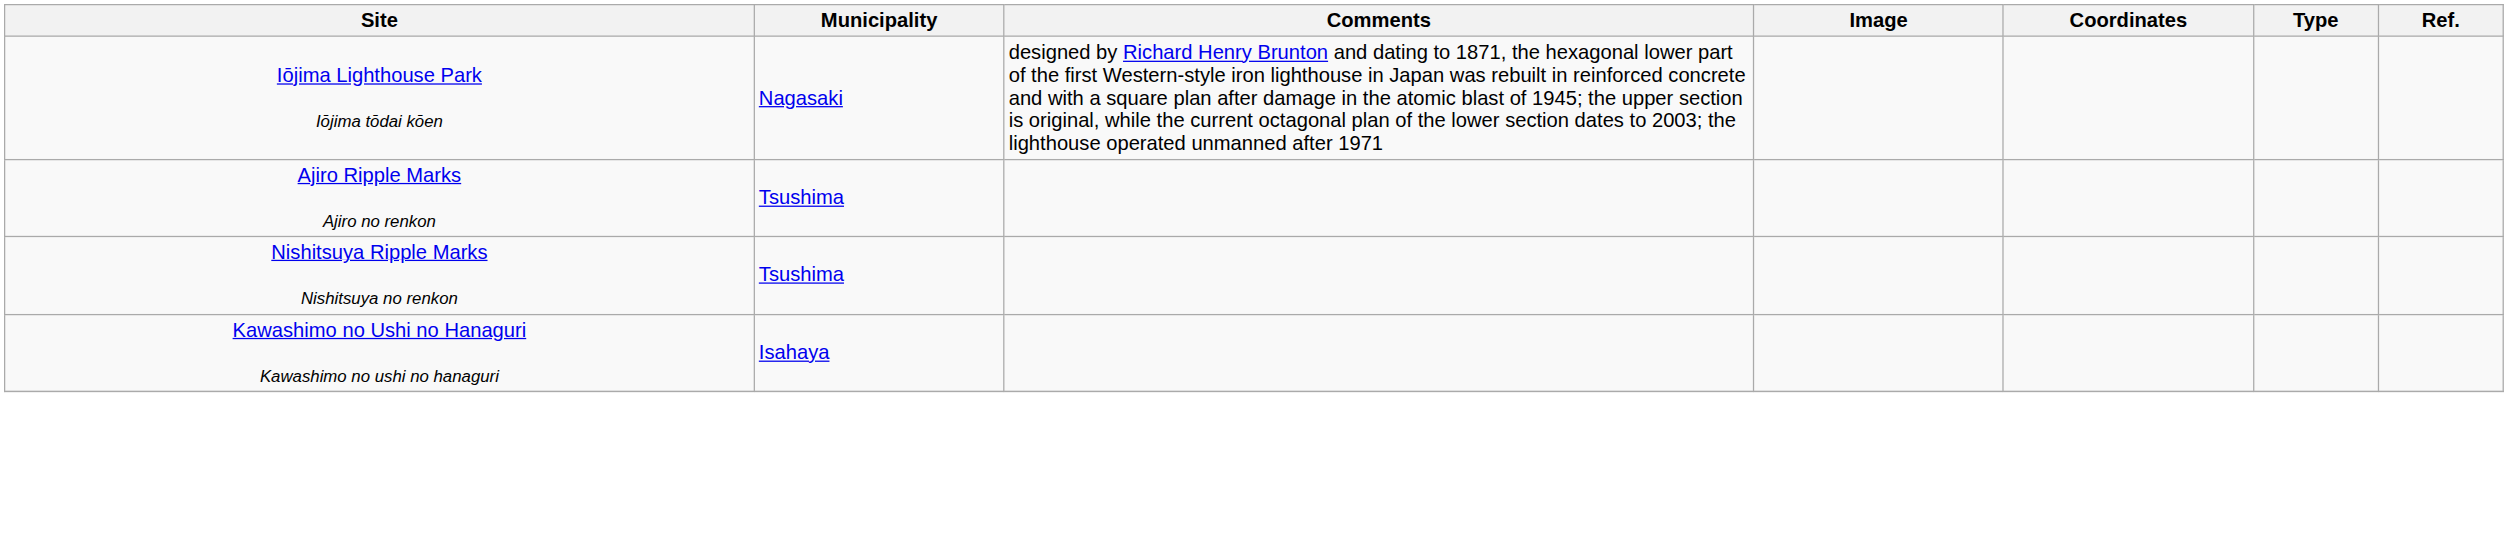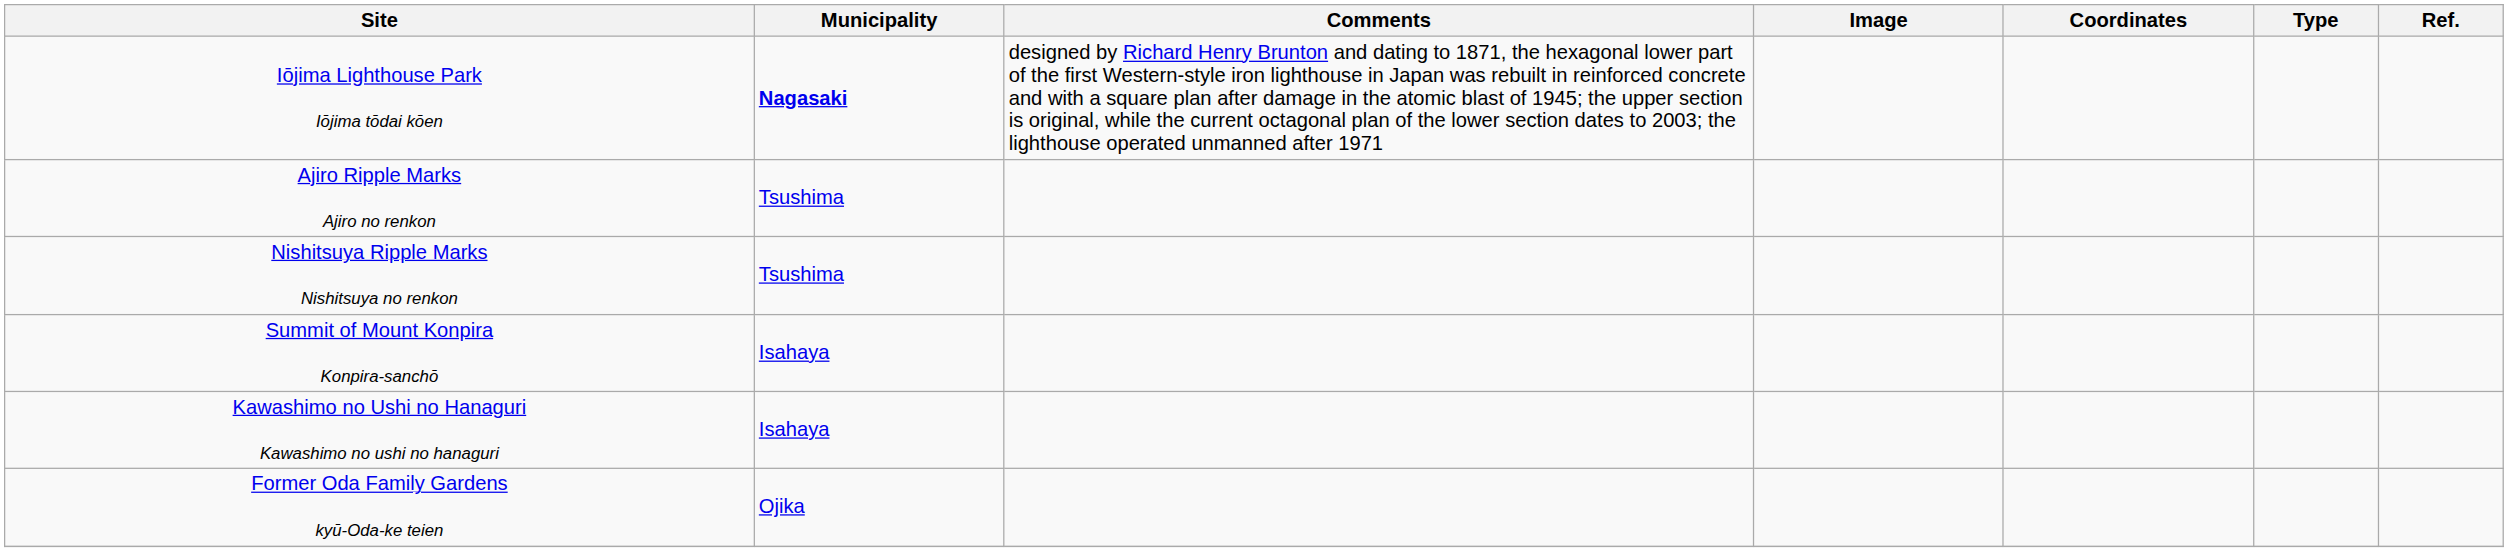(801, 97) normal -> (803, 97) bold
+ row: (379, 352)
+ row: (379, 507)
